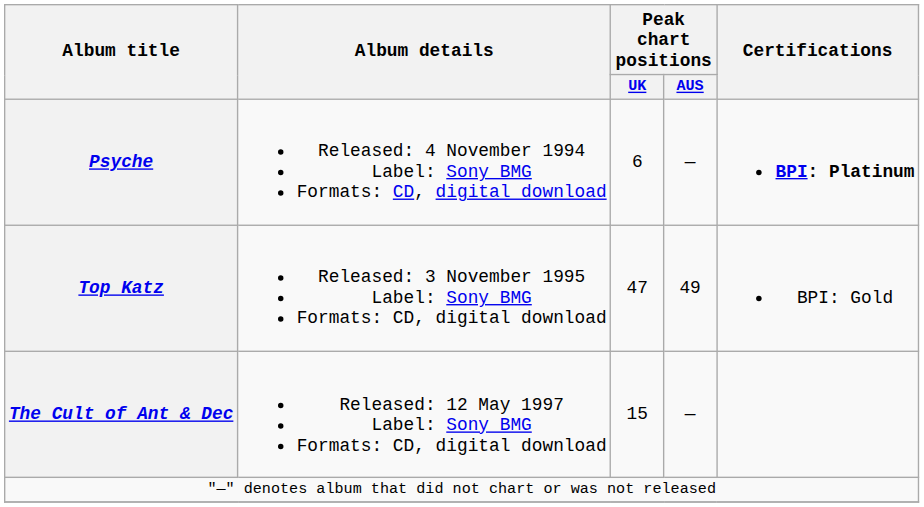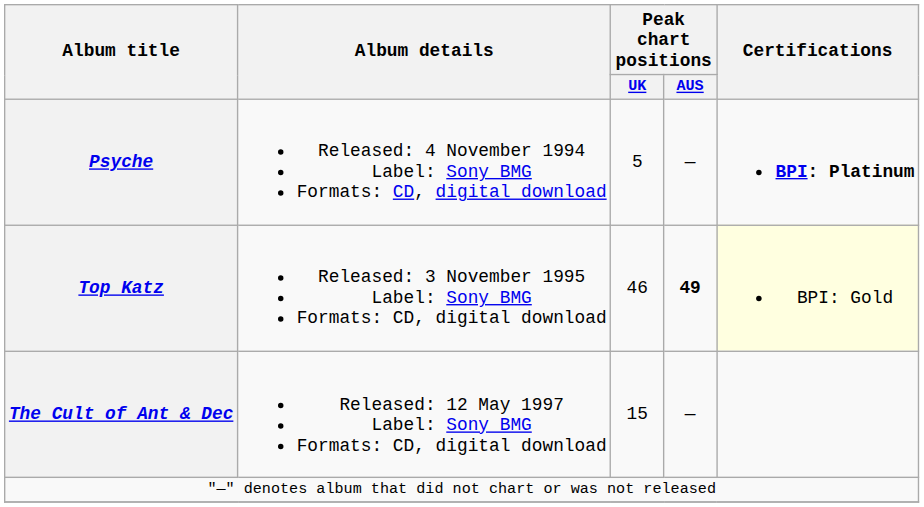(637, 162) 6 -> (637, 162) 5
(637, 288) 47 -> (637, 288) 46
(690, 288) normal -> (690, 288) bold
(818, 298) no background -> (818, 298) lightyellow background
